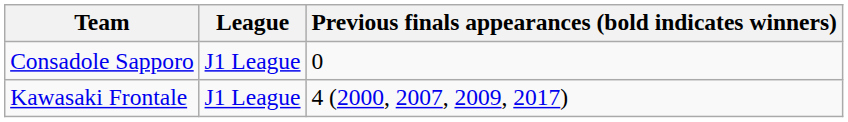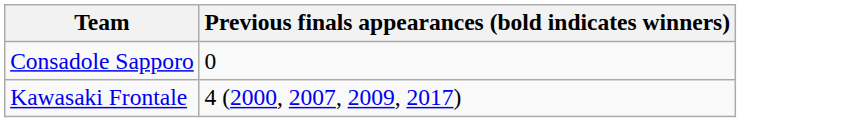- column: (253, 23)
